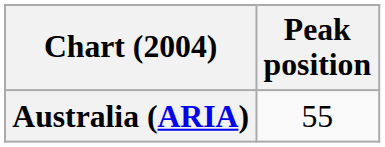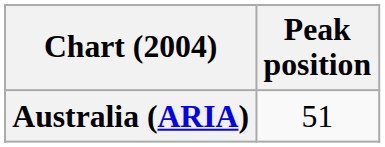(317, 115) 55 -> (317, 115) 51
